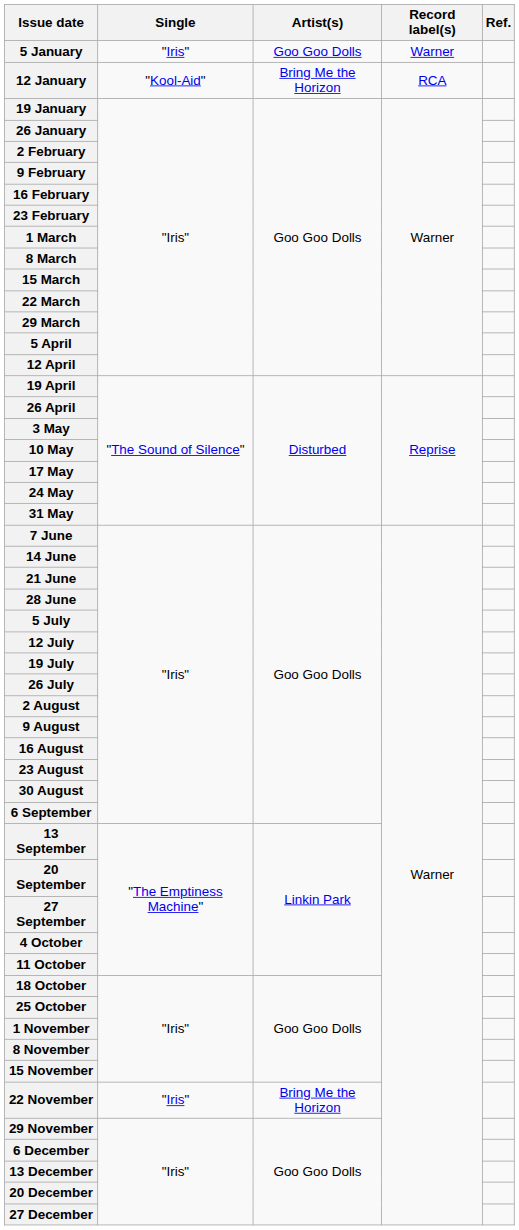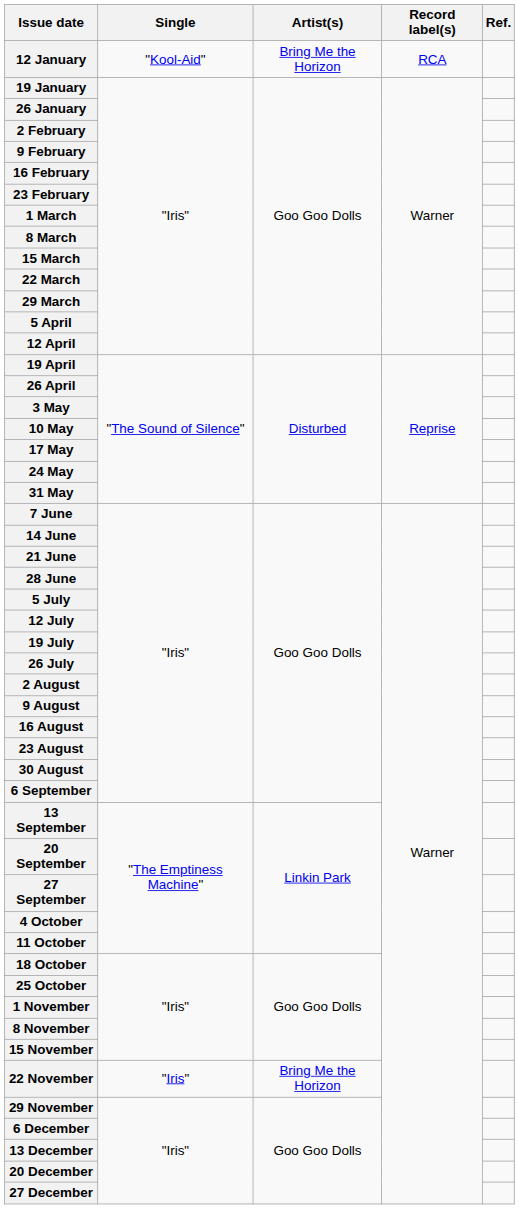- row: (51, 51)
